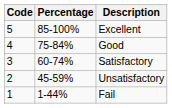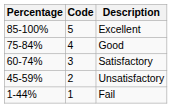columns swapped: (20, 12) <-> (66, 12)
